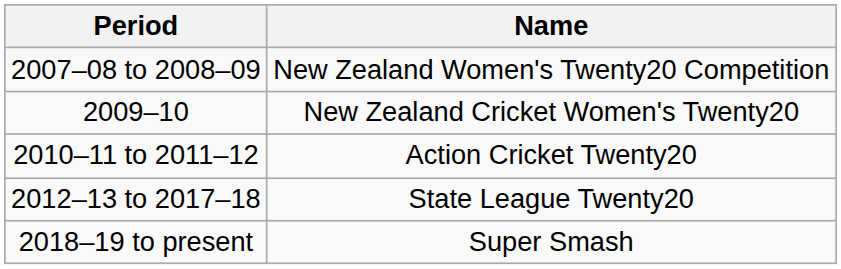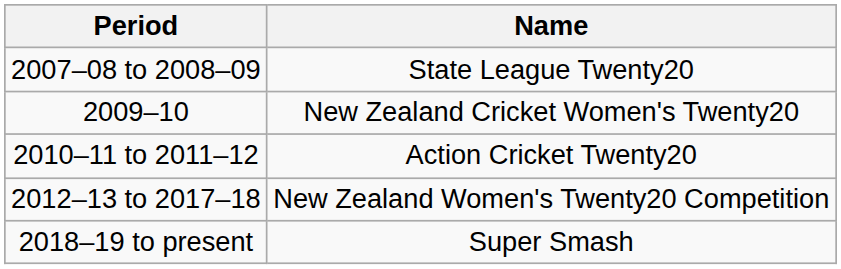(551, 69) New Zealand Women's Twenty20 Competition -> (551, 69) State League Twenty20
(551, 198) State League Twenty20 -> (551, 198) New Zealand Women's Twenty20 Competition
